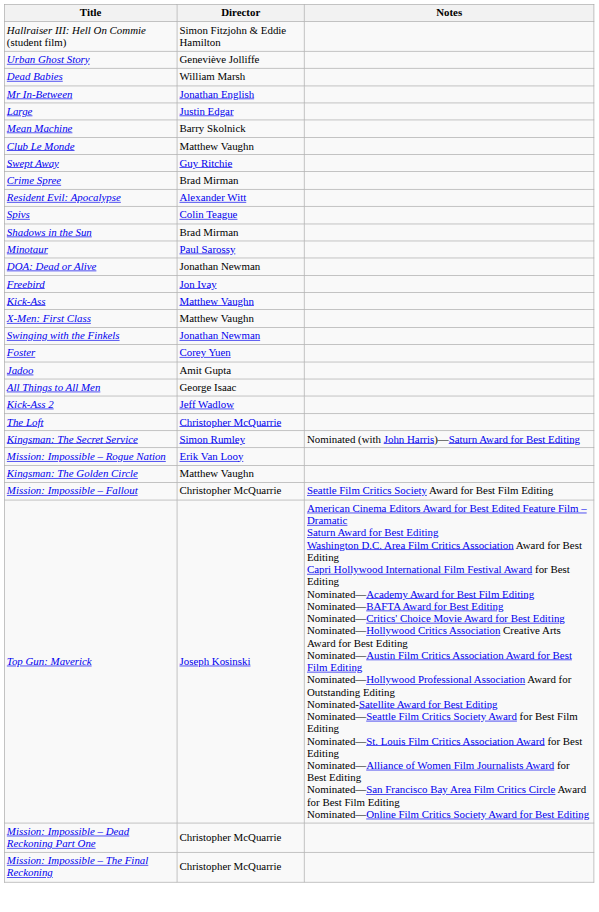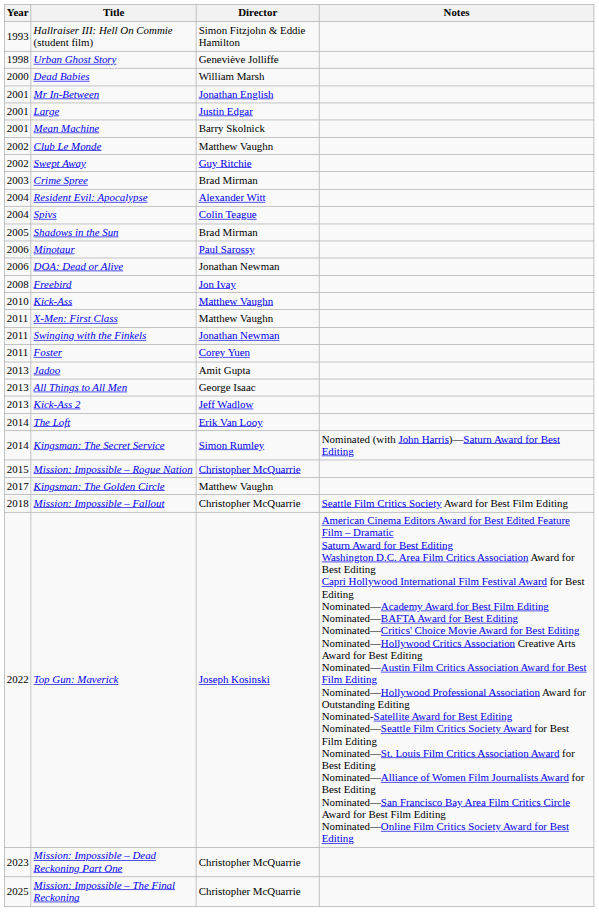+ column: (18, 13)
(230, 422) Christopher McQuarrie -> (231, 422) Erik Van Looy
(211, 456) Erik Van Looy -> (250, 468) Christopher McQuarrie
